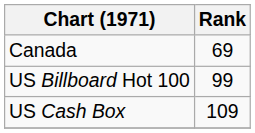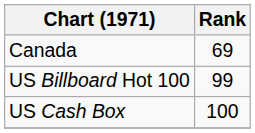(222, 111) 109 -> (222, 111) 100
